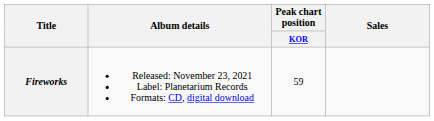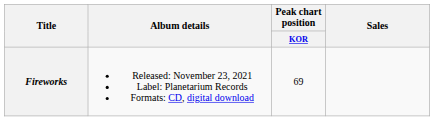(298, 81) 59 -> (298, 81) 69
